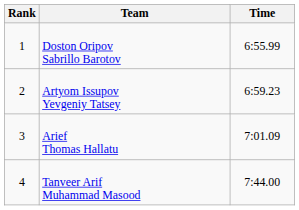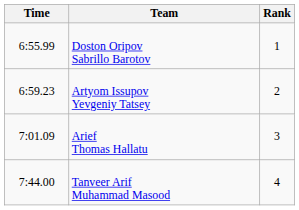columns swapped: (22, 13) <-> (262, 13)
